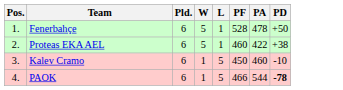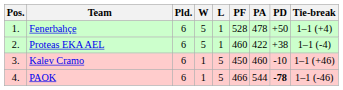+ column: (314, 12)
